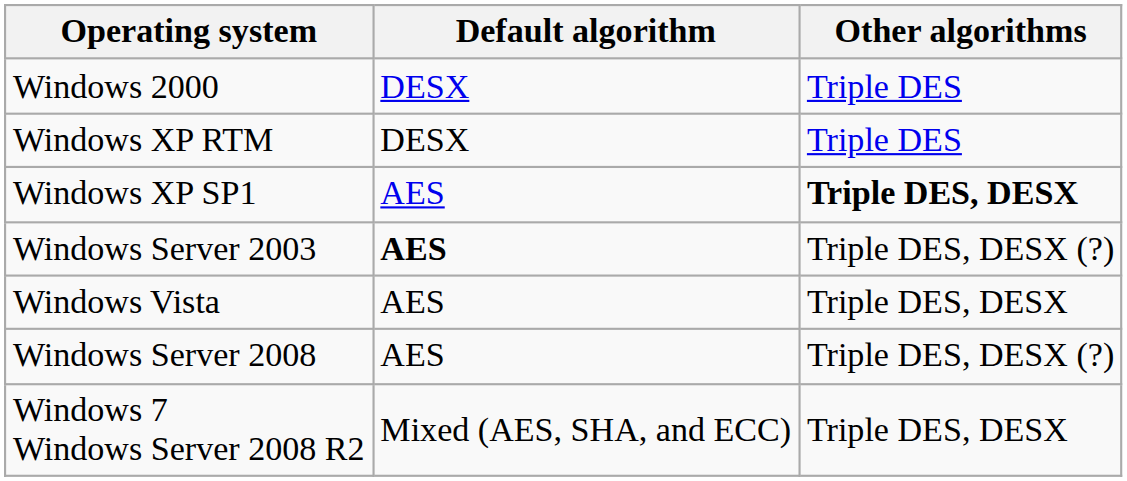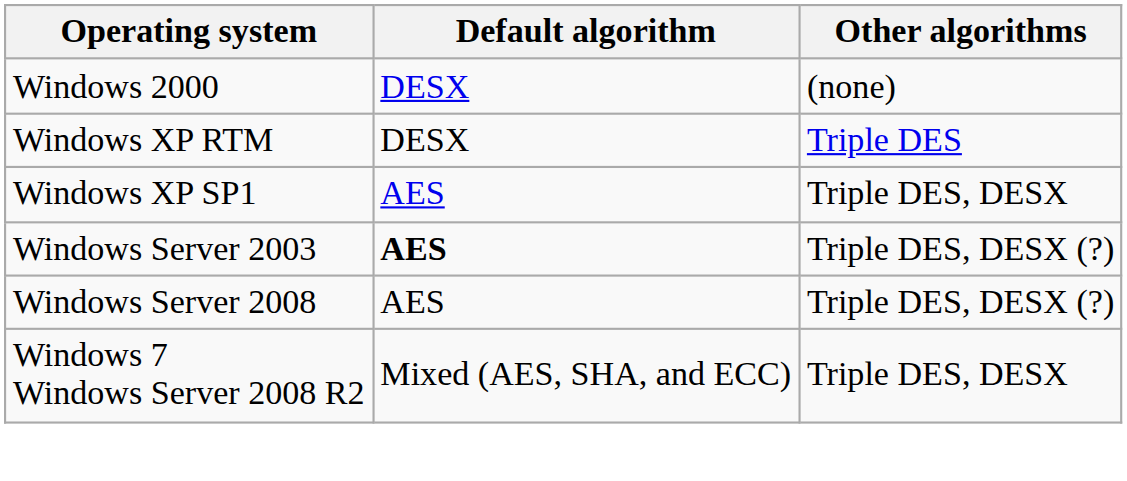(884, 85) Triple DES -> (851, 85) (none)
(942, 193) bold -> (937, 193) normal
- row: (116, 301)
